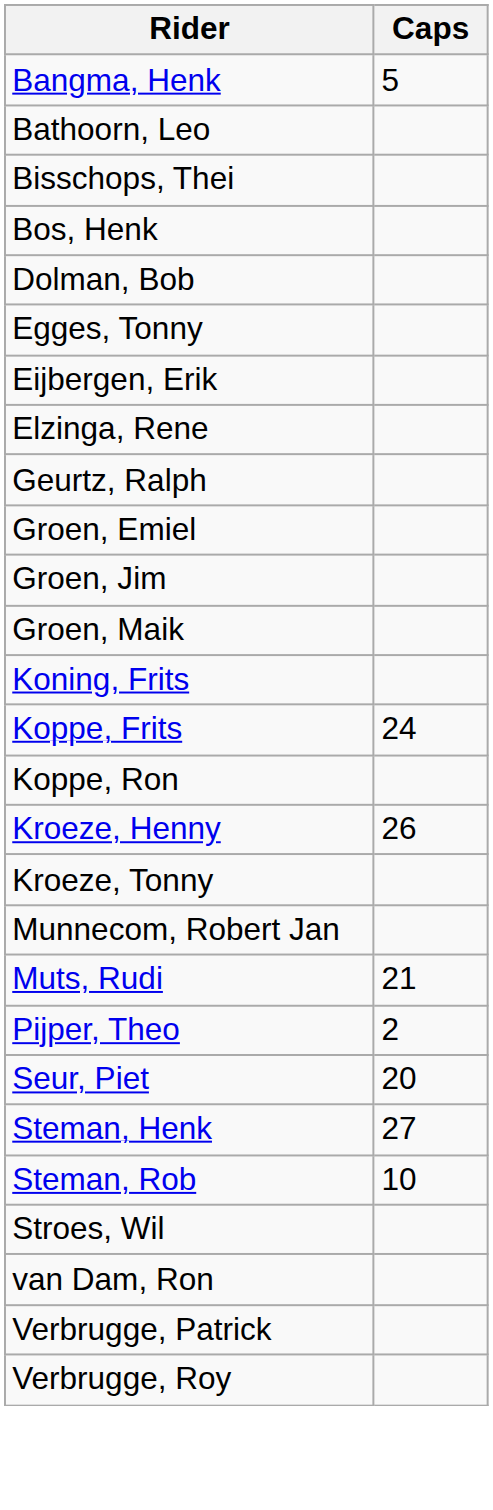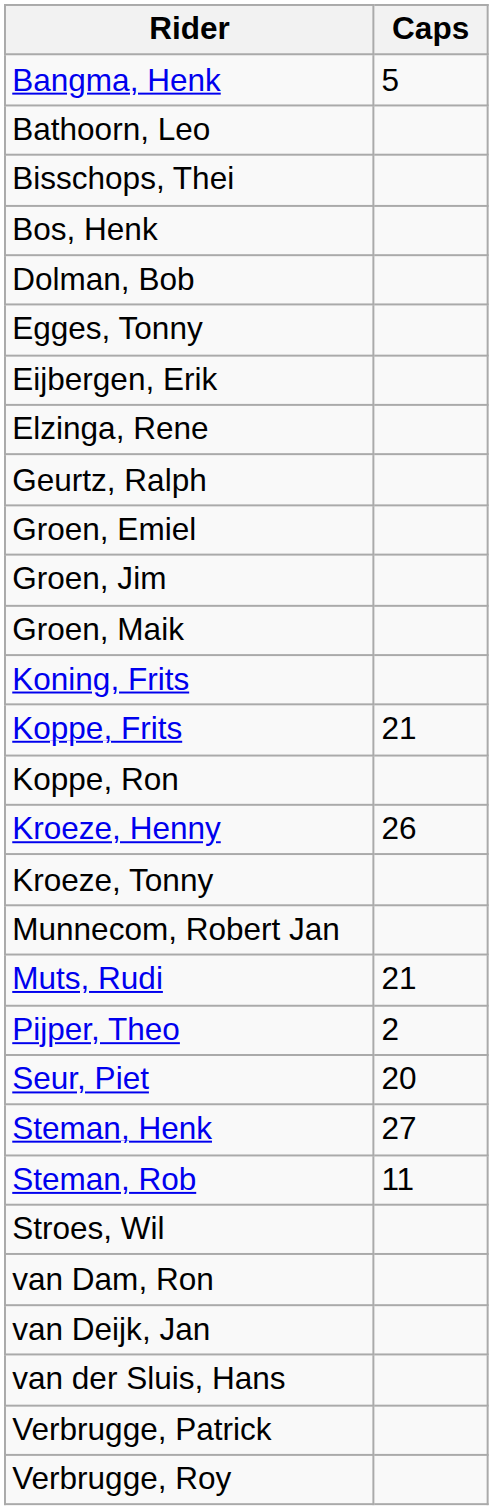(399, 729) 24 -> (399, 729) 21
(399, 1179) 10 -> (398, 1179) 11
+ row: (111, 1329)
+ row: (149, 1379)
